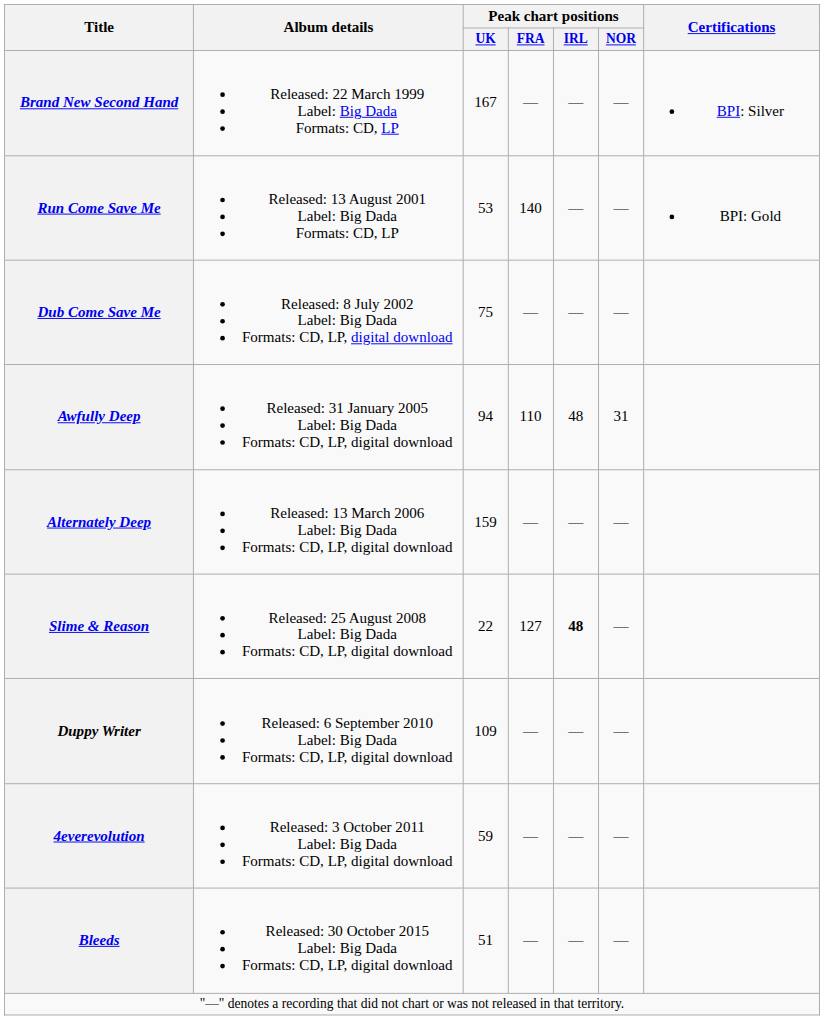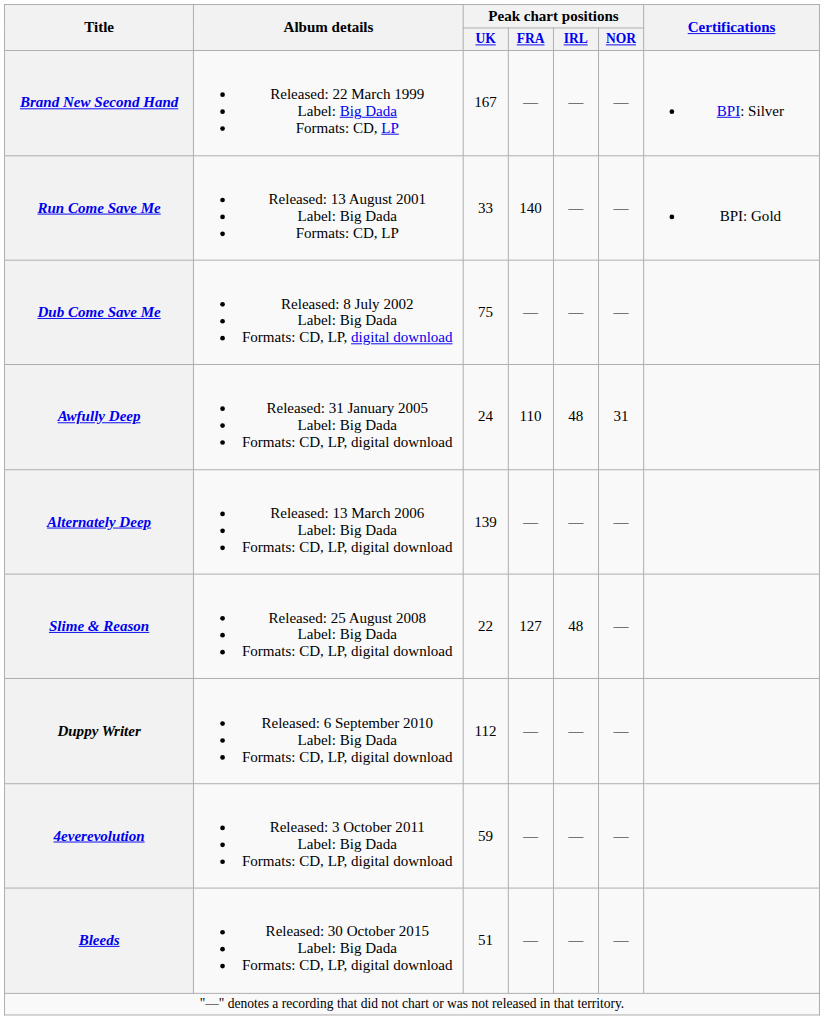(486, 207) 53 -> (486, 207) 33
(486, 417) 94 -> (486, 417) 24
(486, 521) 159 -> (486, 521) 139
(576, 626) bold -> (576, 626) normal
(486, 731) 109 -> (486, 731) 112
